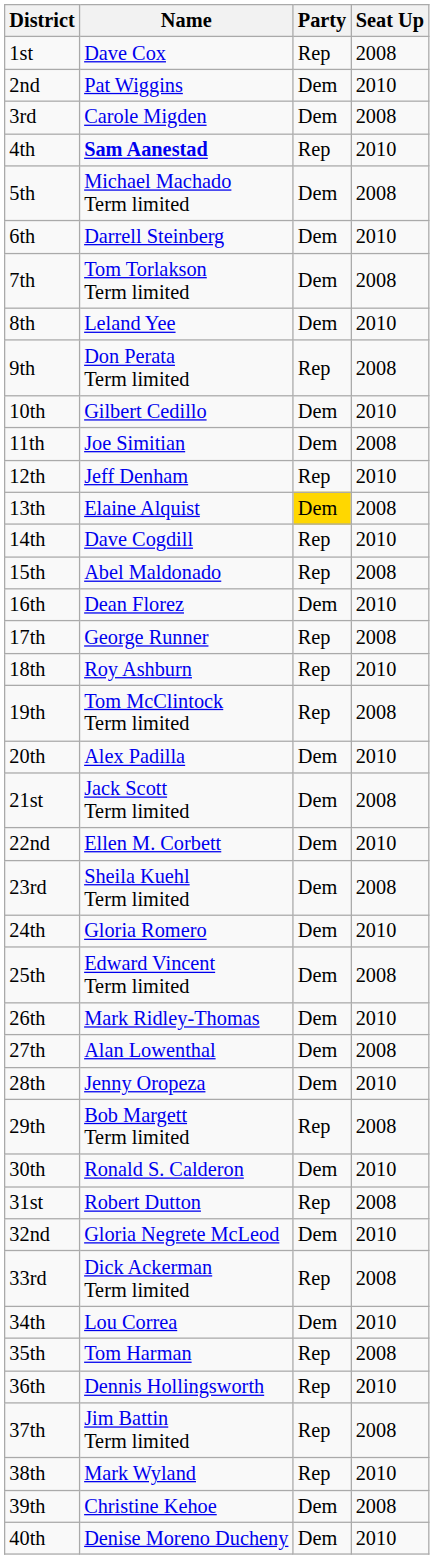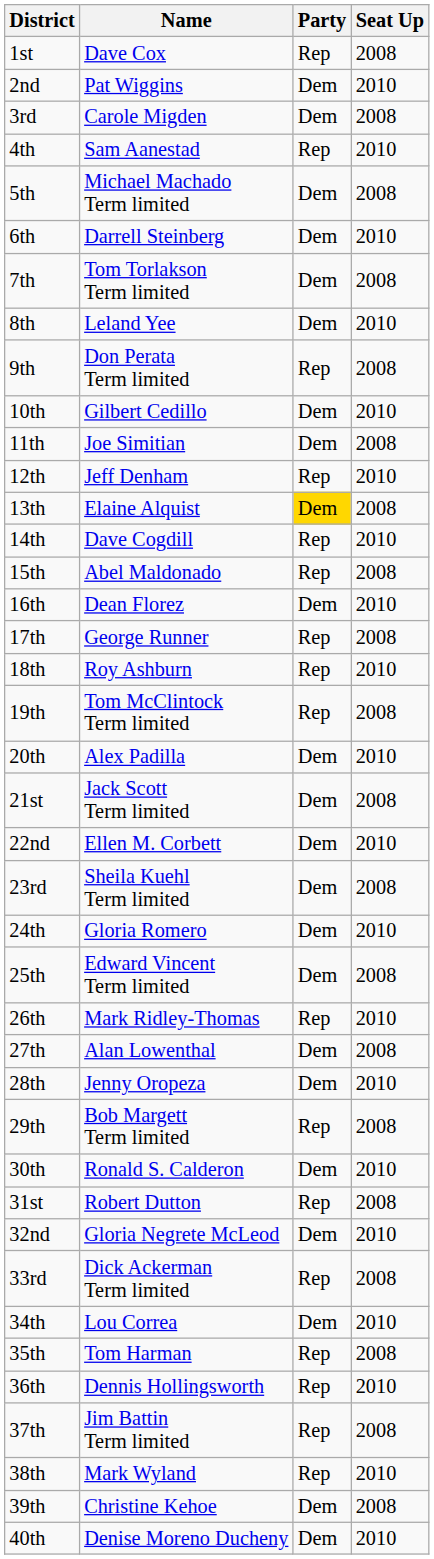(146, 149) bold -> (142, 149) normal
(318, 1018) Dem -> (314, 1018) Rep
